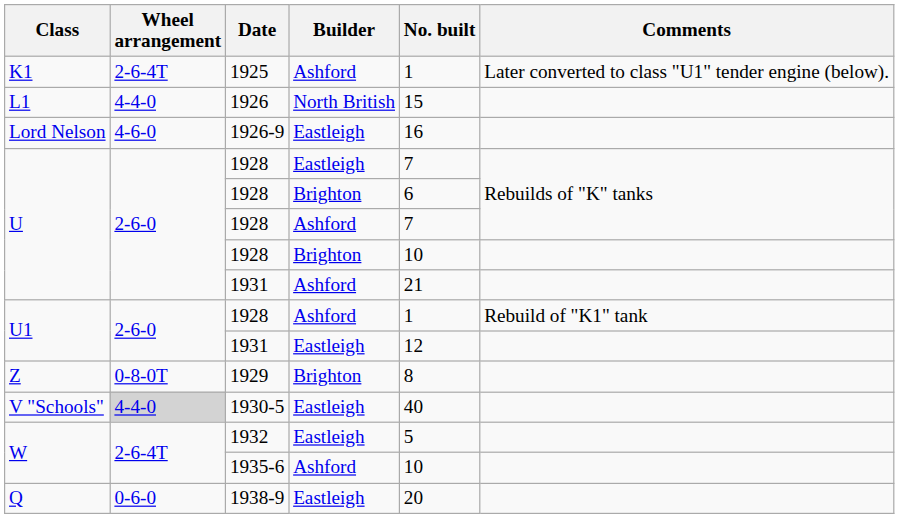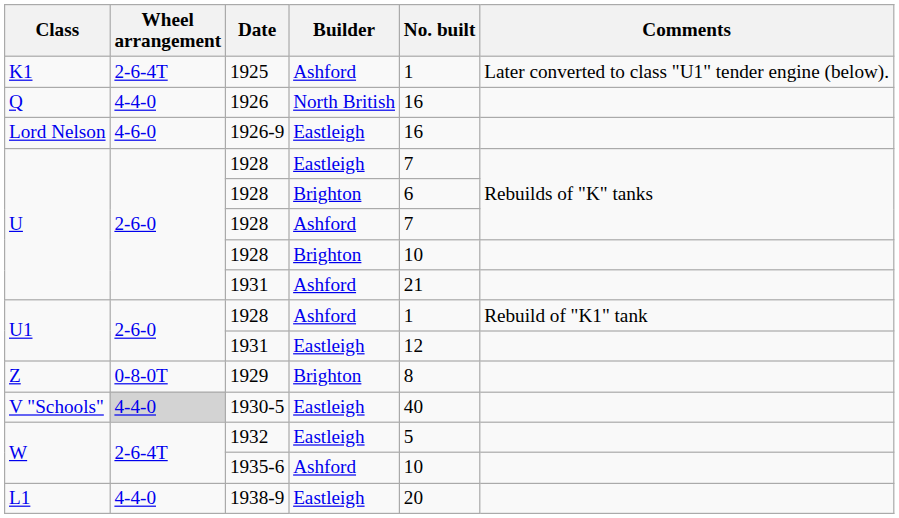(20, 102) L1 -> (16, 102) Q
(413, 102) 15 -> (413, 102) 16
(16, 498) Q -> (20, 498) L1
(135, 498) 0-6-0 -> (135, 498) 4-4-0
